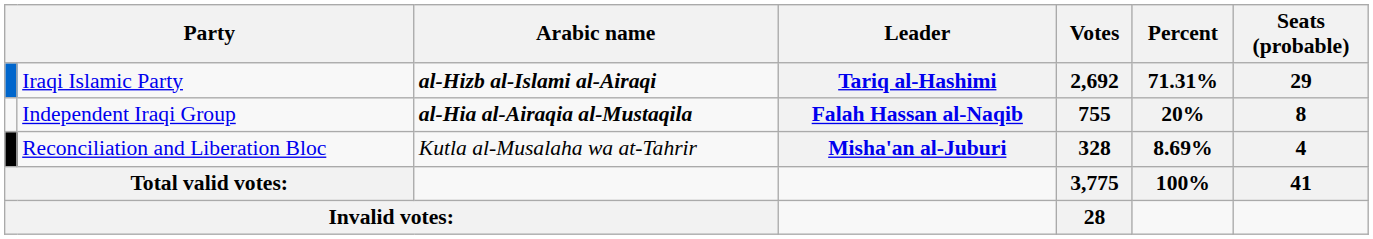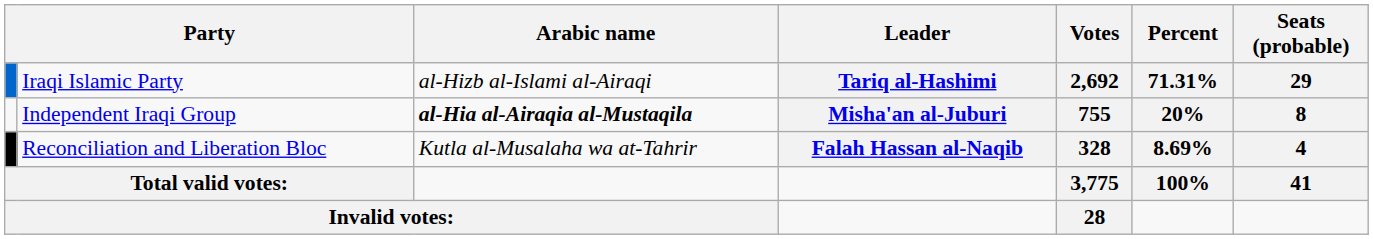(538, 80) bold -> (535, 80) normal
(917, 114) Falah Hassan al-Naqib -> (917, 114) Misha'an al-Juburi
(917, 148) Misha'an al-Juburi -> (917, 148) Falah Hassan al-Naqib
